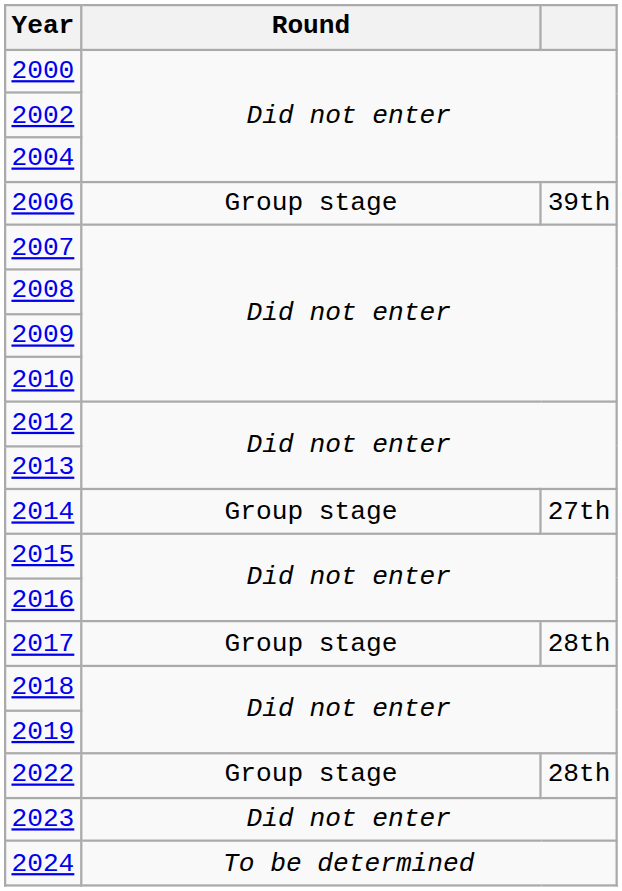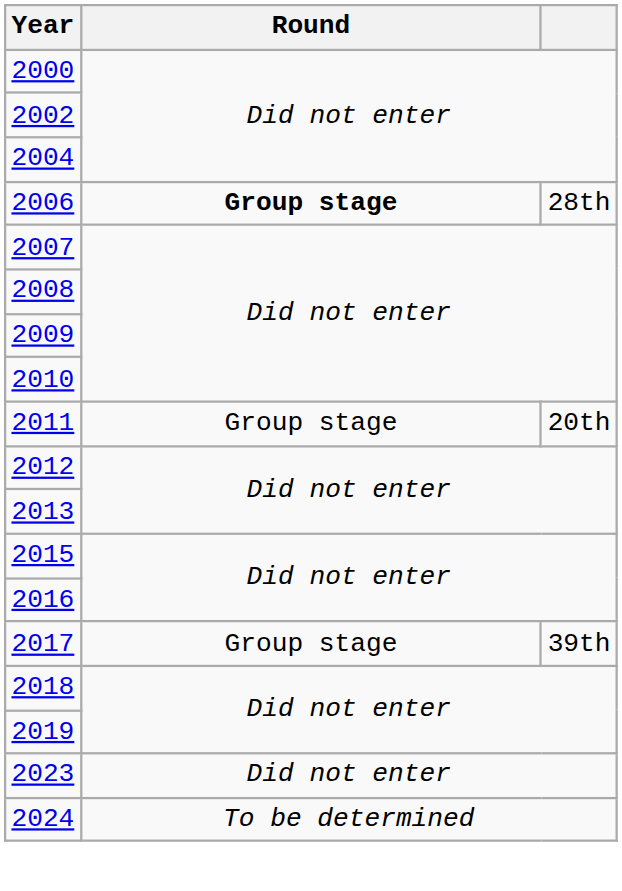(311, 203) normal -> (311, 203) bold
(579, 203) 39th -> (579, 203) 28th
+ row: (43, 423)
- row: (43, 511)
(579, 643) 28th -> (579, 643) 39th
- row: (43, 775)
